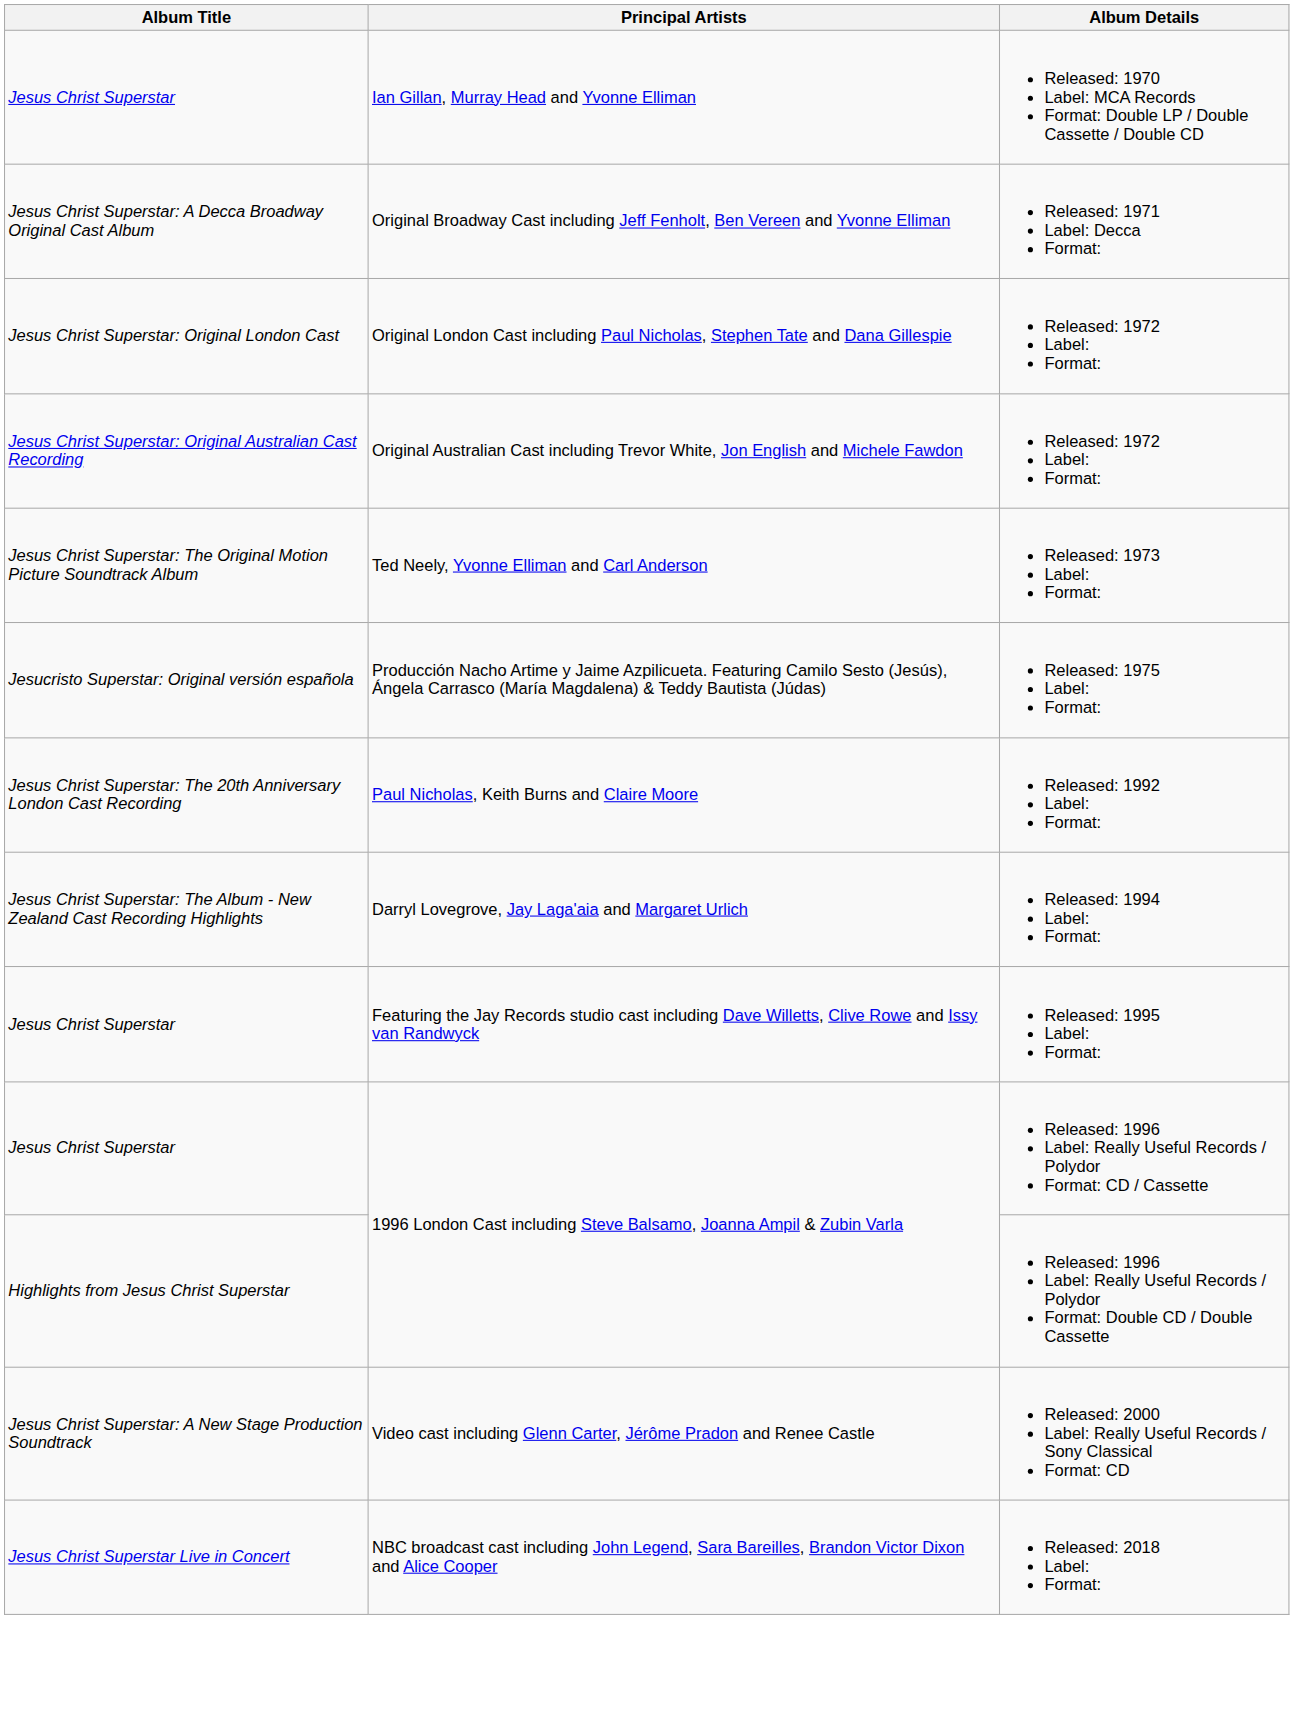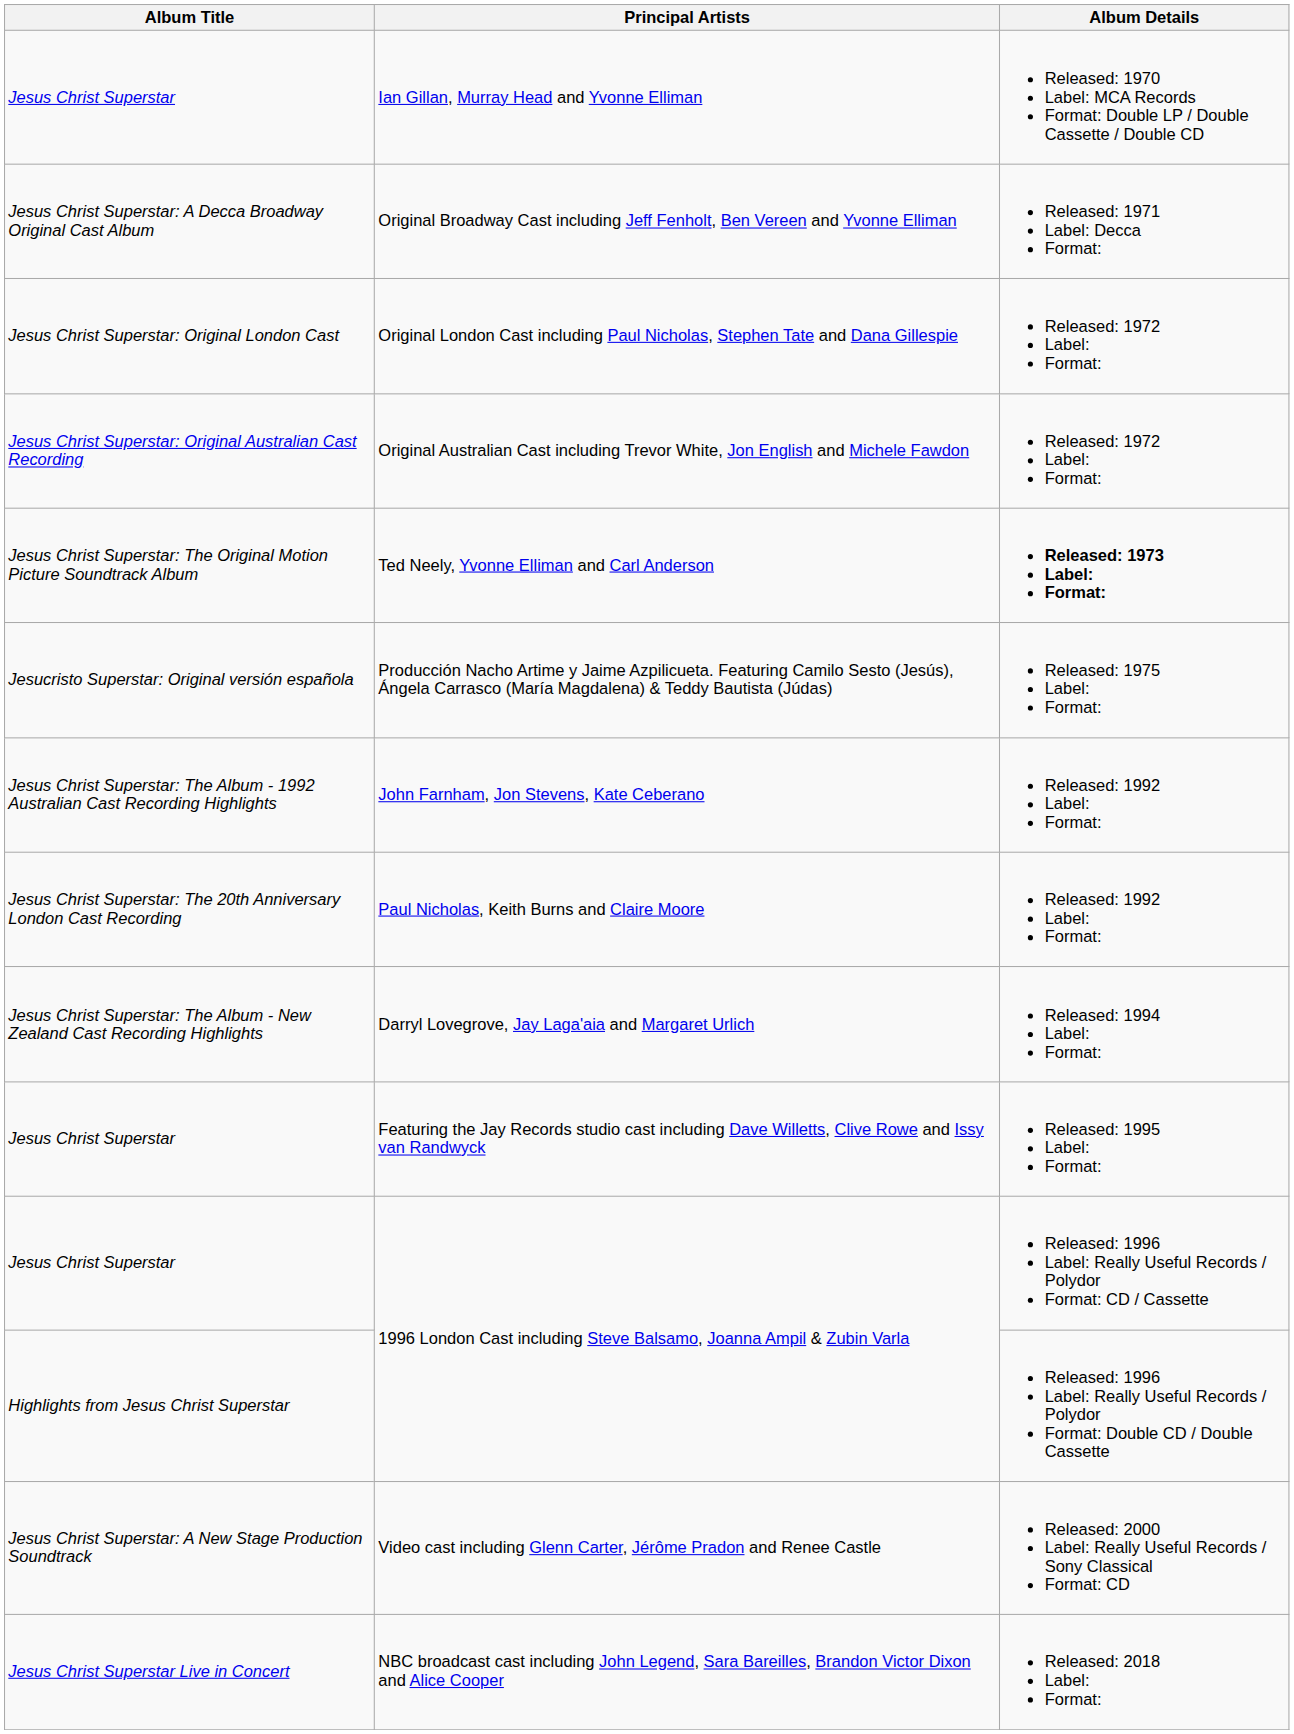(1144, 575) normal -> (1144, 575) bold
+ row: (161, 794)
